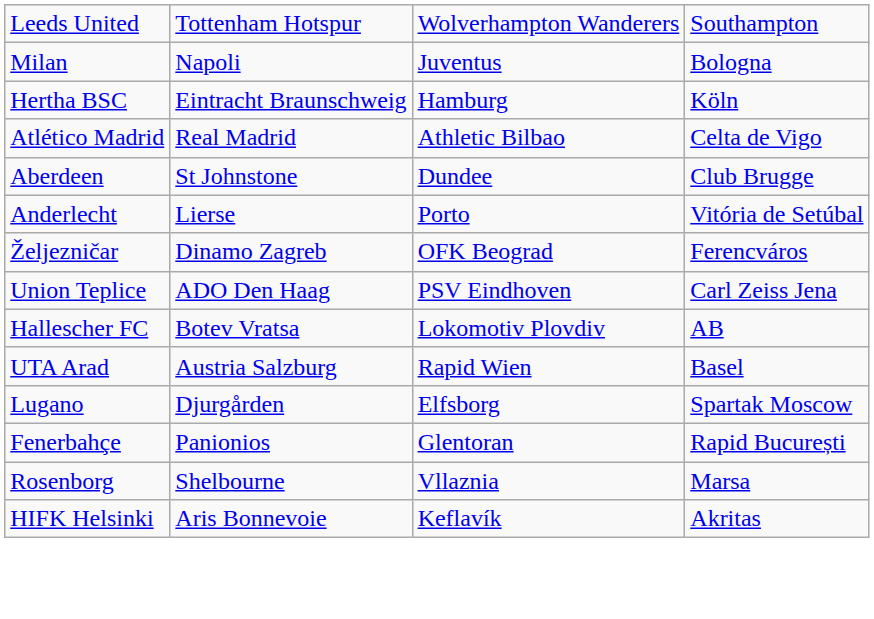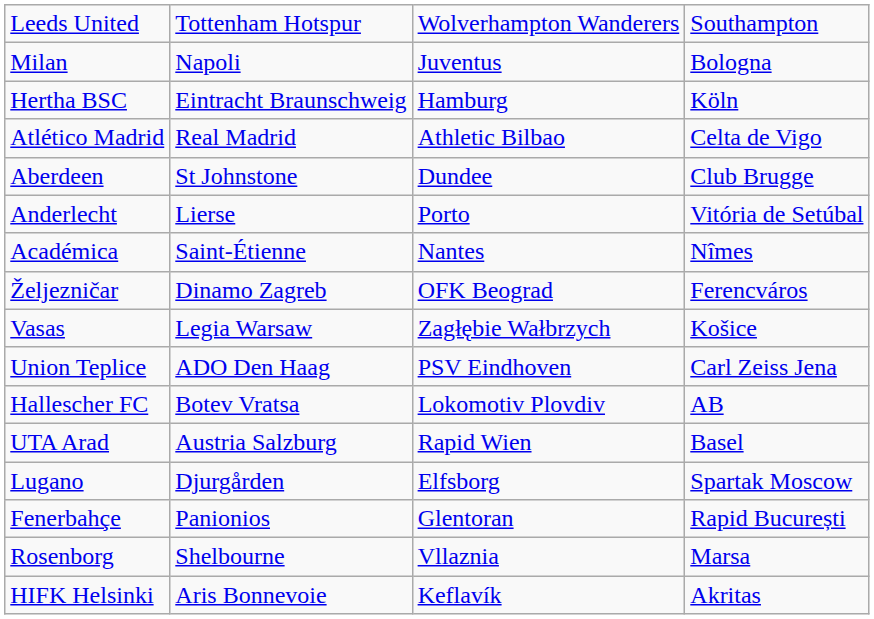+ row: (64, 251)
+ row: (38, 328)
